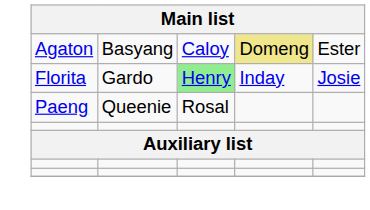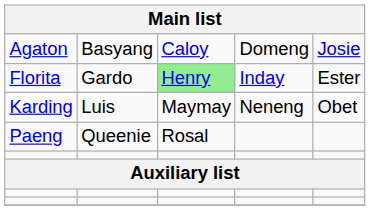(274, 48) khaki background -> (274, 48) no background
(339, 48) Ester -> (339, 48) Josie
(339, 77) Josie -> (339, 77) Ester
+ row: (41, 107)
